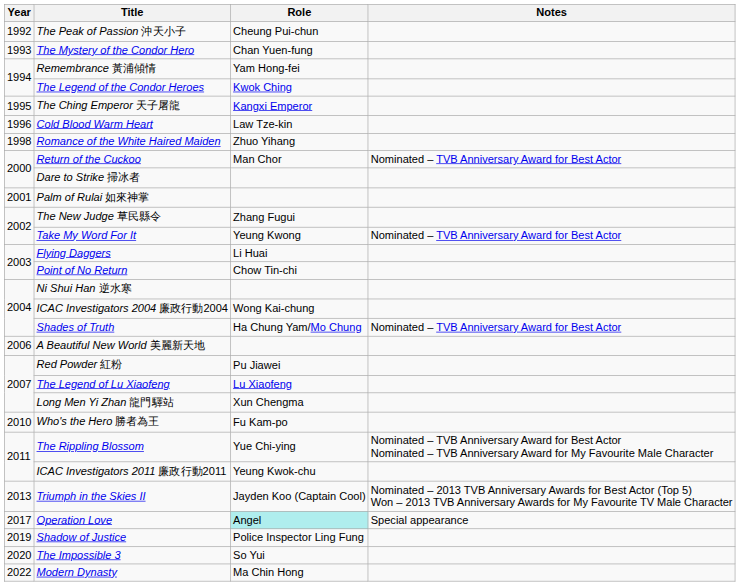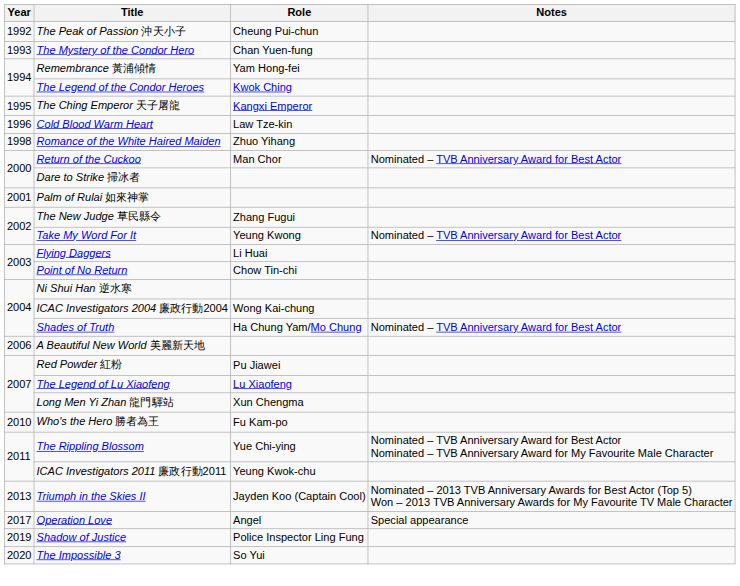(247, 520) paleturquoise background -> (247, 520) no background
- row: (77, 572)
